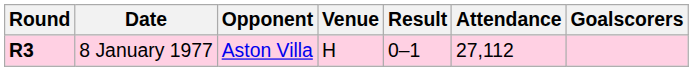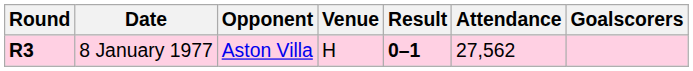(404, 50) normal -> (404, 50) bold
(485, 50) 27,112 -> (486, 50) 27,562
